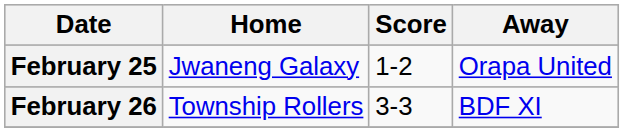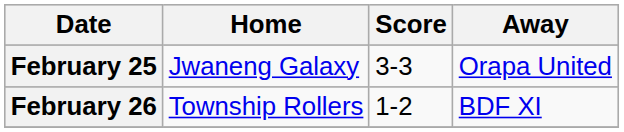(394, 65) 1-2 -> (394, 65) 3-3
(394, 106) 3-3 -> (394, 106) 1-2
